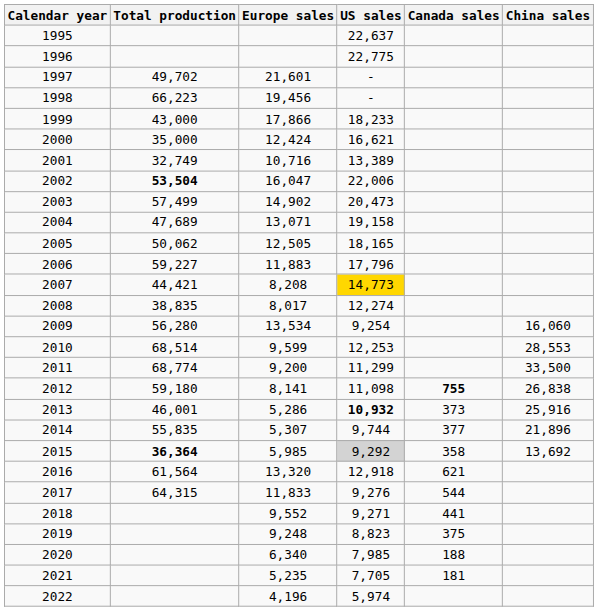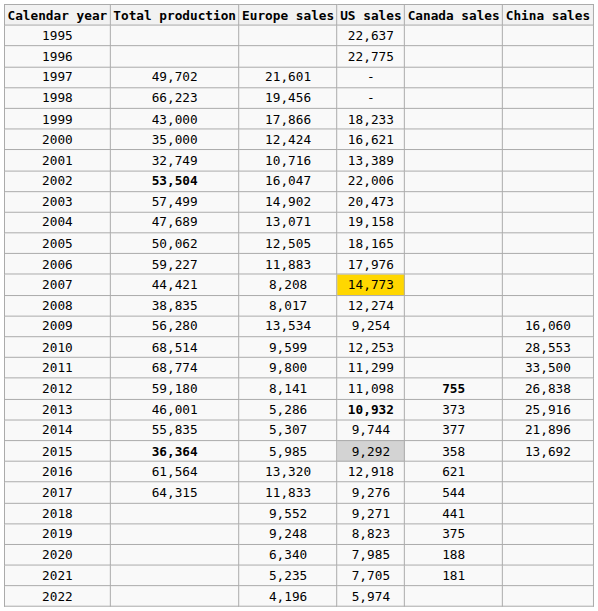(371, 264) 17,796 -> (371, 264) 17,976
(288, 368) 9,200 -> (288, 368) 9,800
